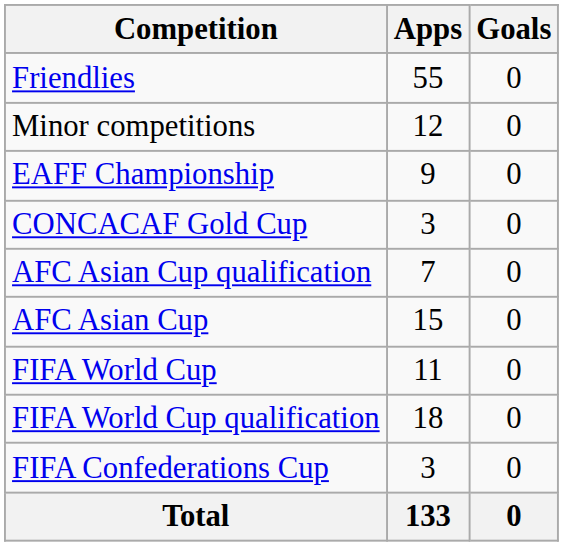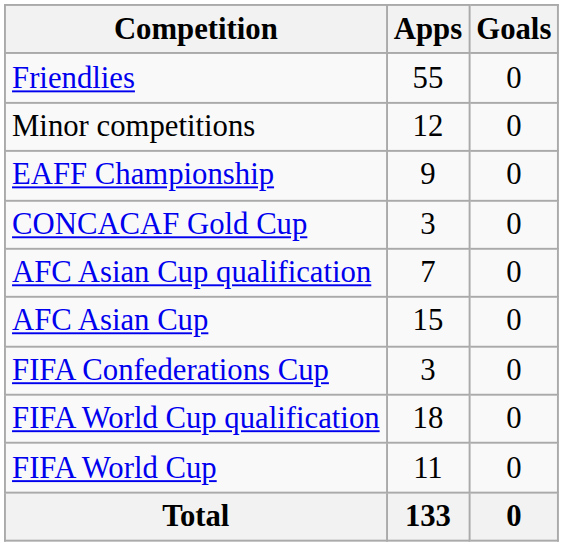rows swapped: (170, 467) <-> (114, 369)
